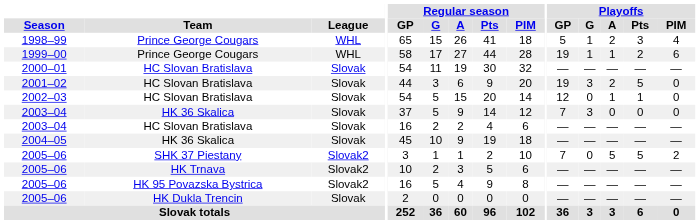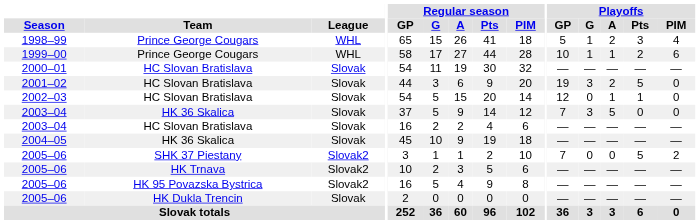(563, 54) 19 -> (563, 54) 10
(612, 112) 0 -> (612, 112) 5
(612, 155) 5 -> (612, 155) 0
